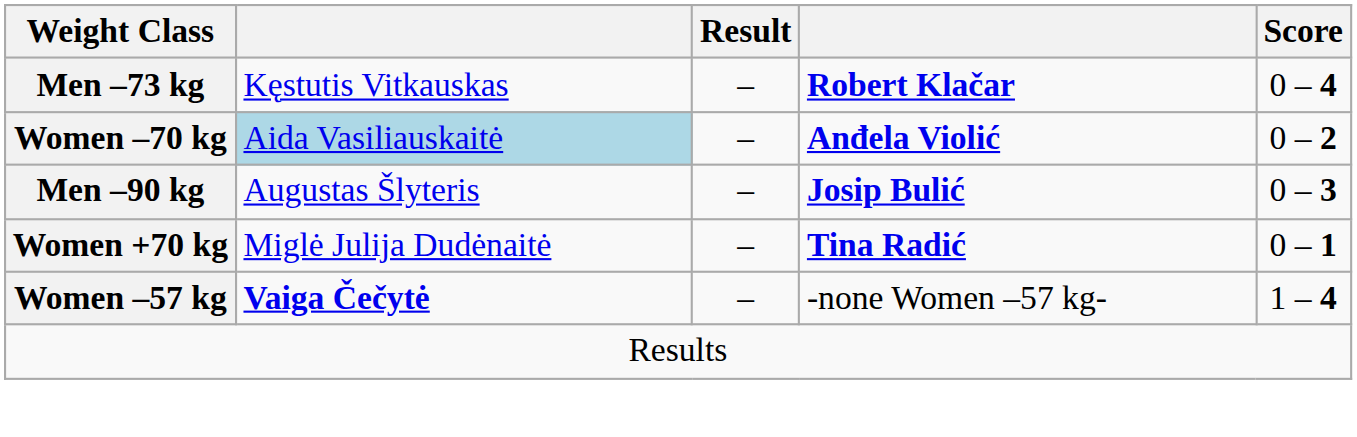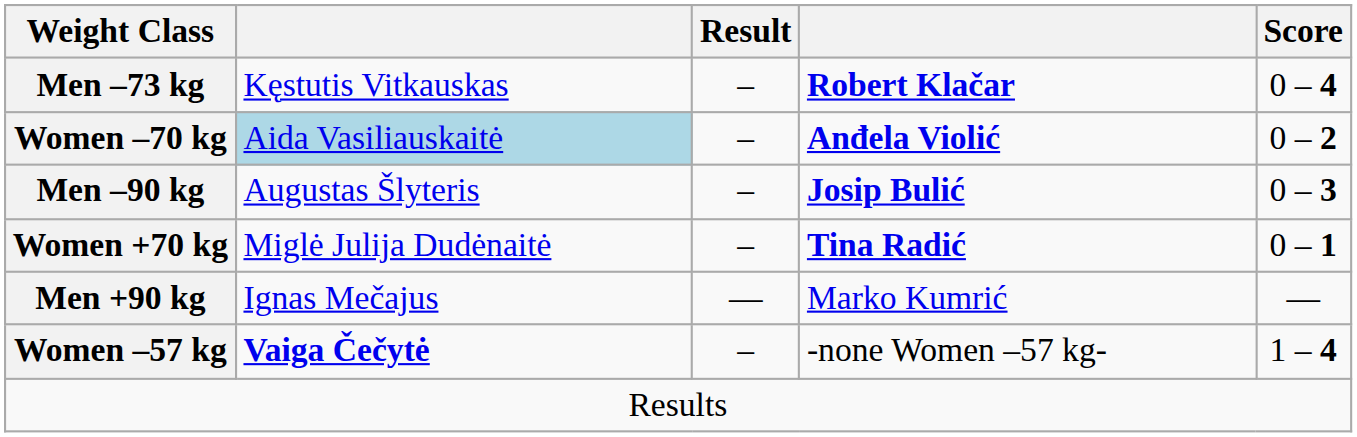+ row: (120, 297)
